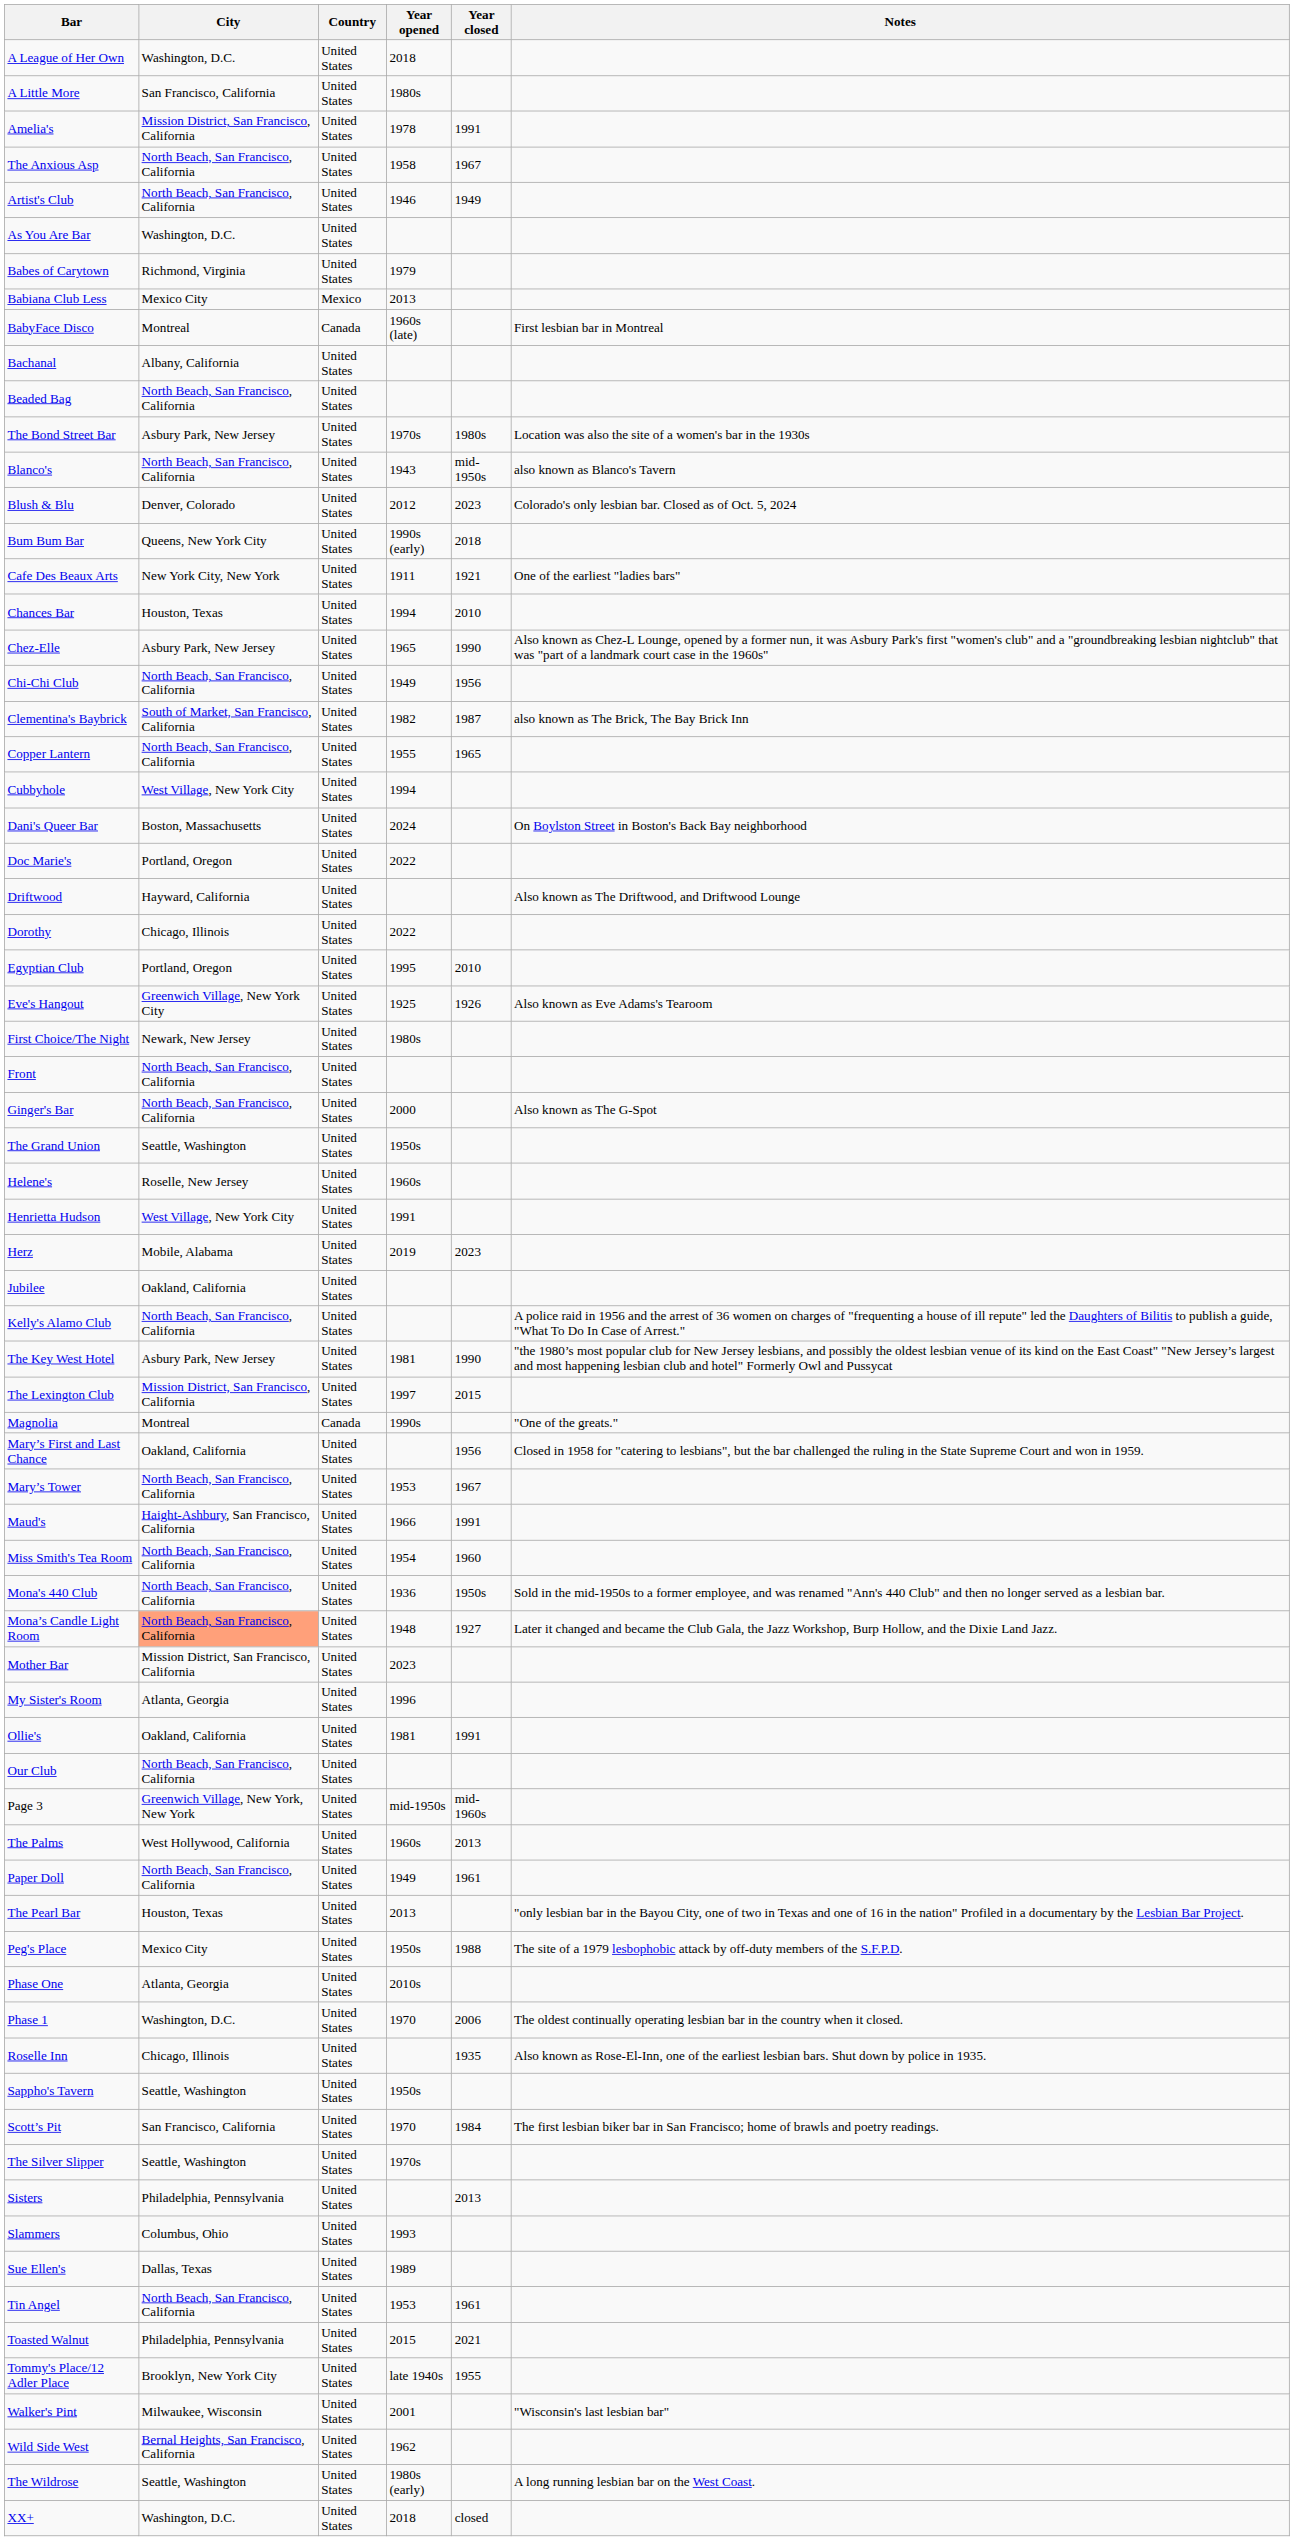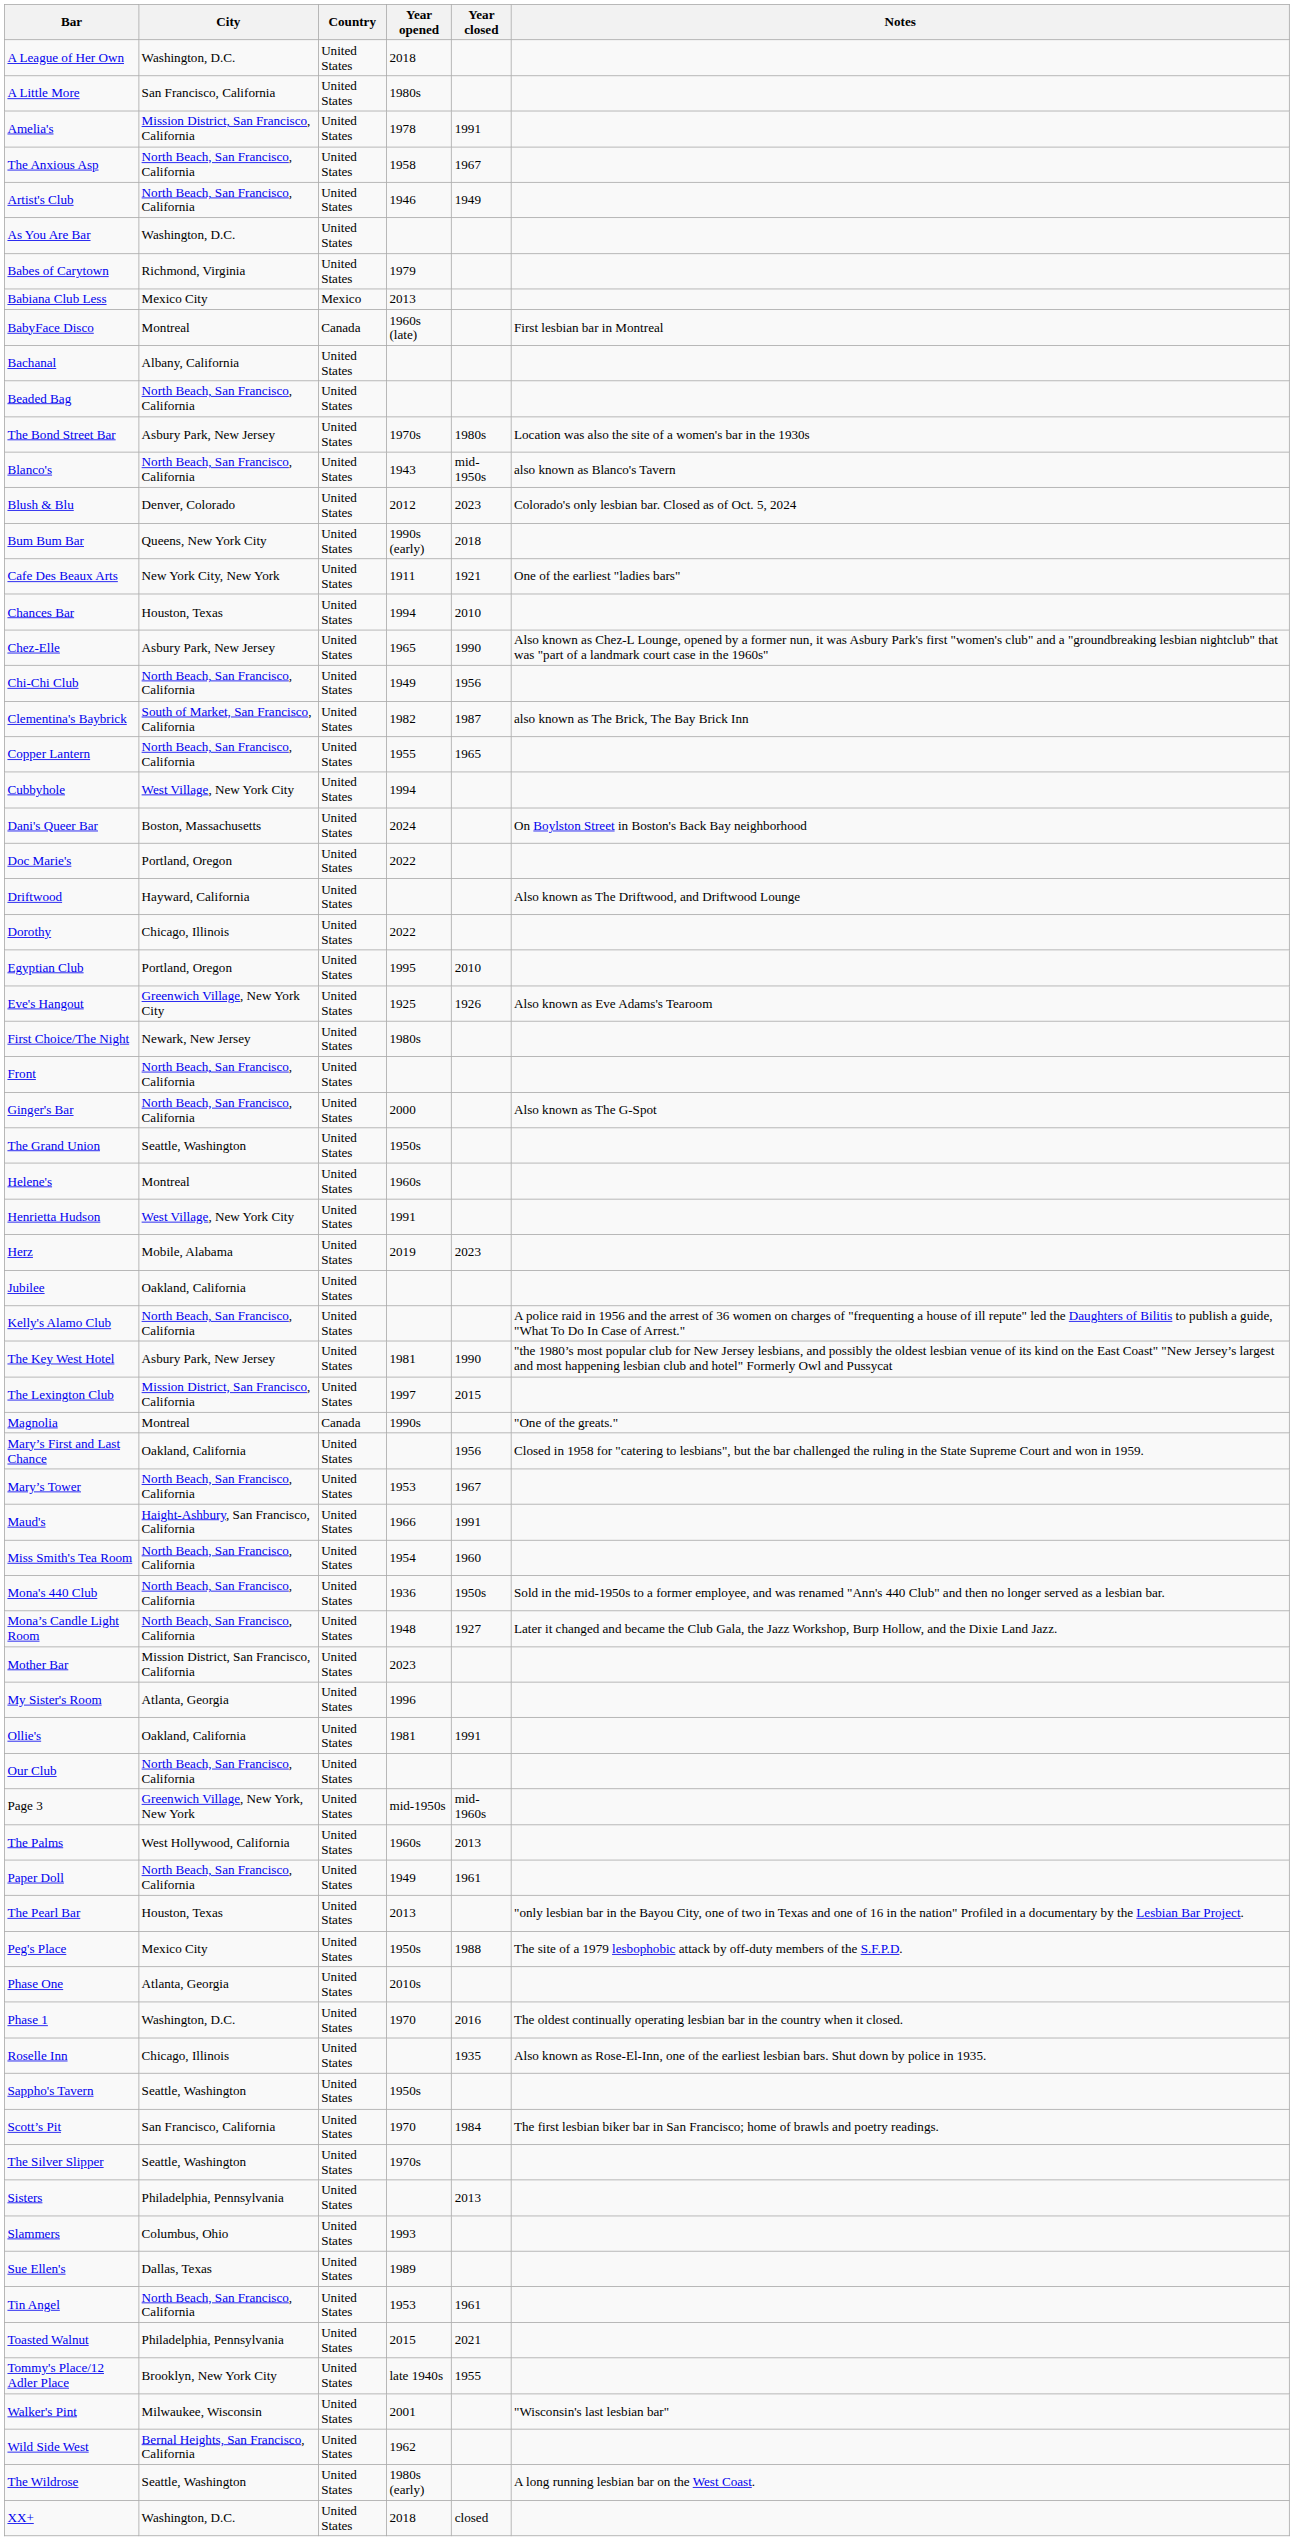(195, 1181) Roselle, New Jersey -> (166, 1181) Montreal
(217, 1628) lightsalmon background -> (217, 1628) no background
(468, 2020) 2006 -> (468, 2020) 2016
